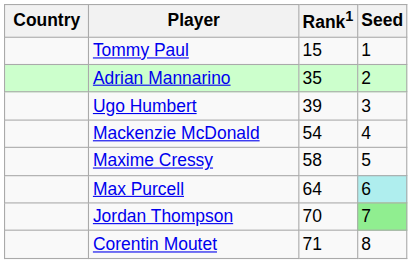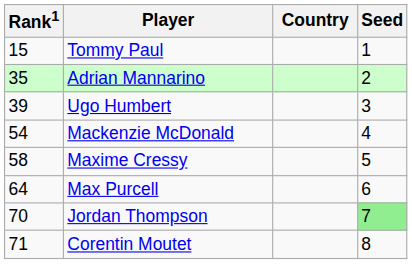columns swapped: (47, 20) <-> (328, 20)
(366, 188) paleturquoise background -> (366, 188) no background
